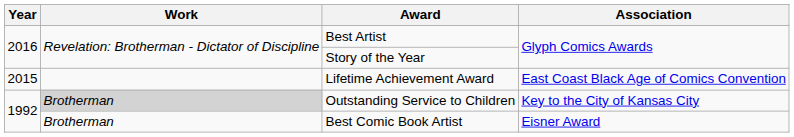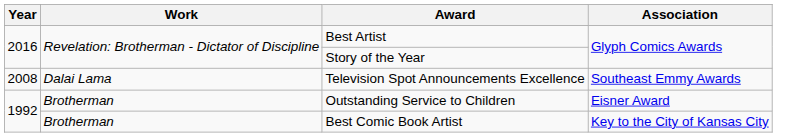- row: (410, 79)
+ row: (455, 79)
(79, 100) lightgrey background -> (79, 100) no background
(610, 100) Key to the City of Kansas City -> (630, 100) Eisner Award
(561, 121) Eisner Award -> (680, 121) Key to the City of Kansas City
